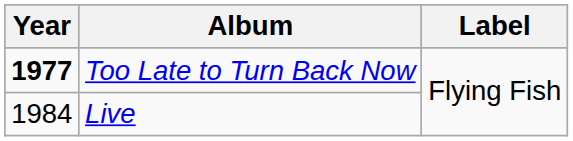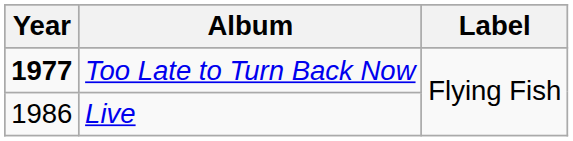(42, 113) 1984 -> (42, 113) 1986
